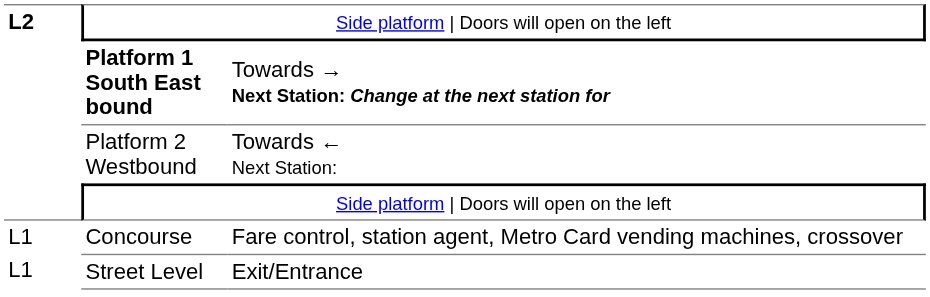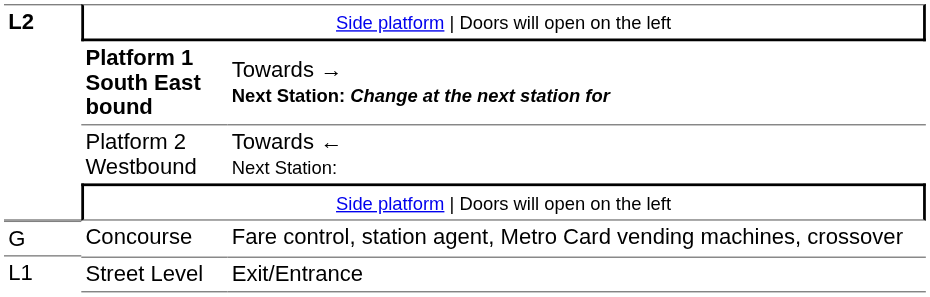(20, 237) L1 -> (17, 238) G
